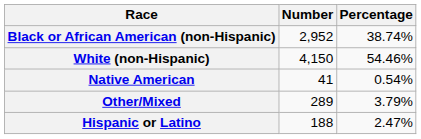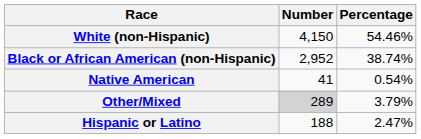rows swapped: (142, 58) <-> (142, 36)
(322, 101) no background -> (322, 101) lightgrey background
